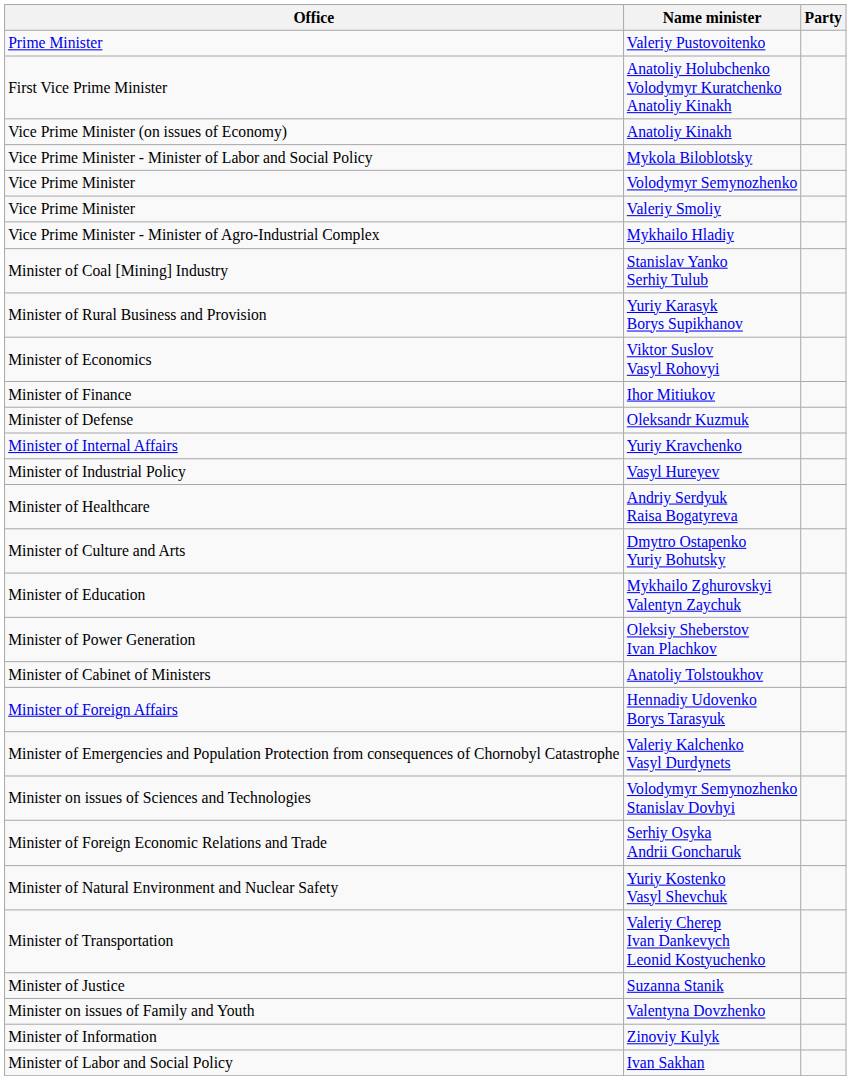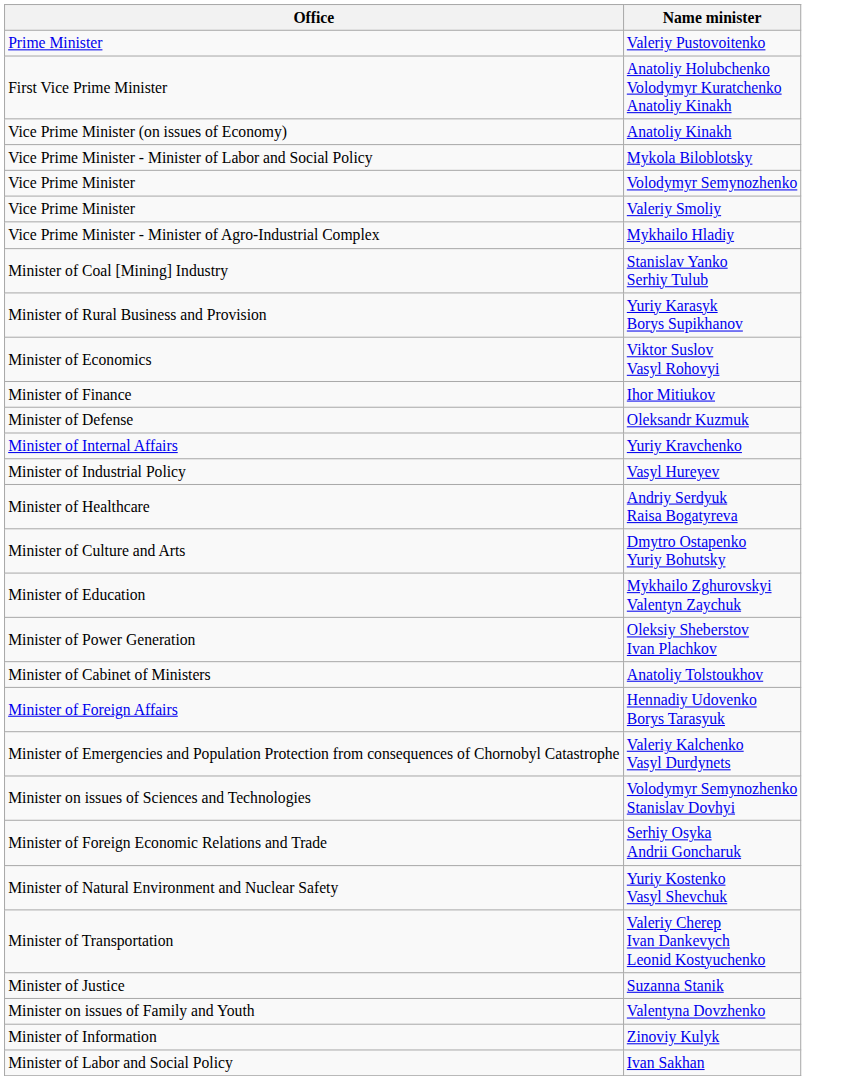- column: (823, 17)
